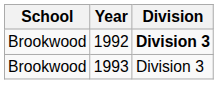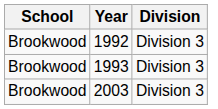(173, 41) bold -> (170, 41) normal
+ row: (111, 91)
